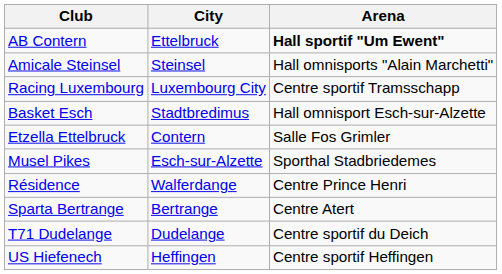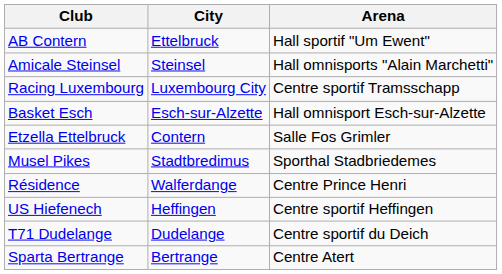(359, 40) bold -> (351, 40) normal
(200, 112) Stadtbredimus -> (207, 112) Esch-sur-Alzette
(207, 161) Esch-sur-Alzette -> (200, 161) Stadtbredimus
rows swapped: (66, 209) <-> (55, 257)
